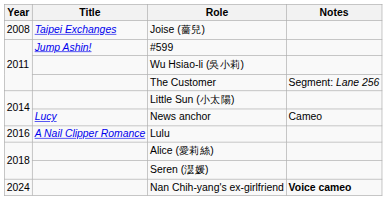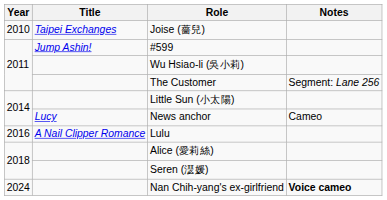(18, 30) 2008 -> (18, 30) 2010
